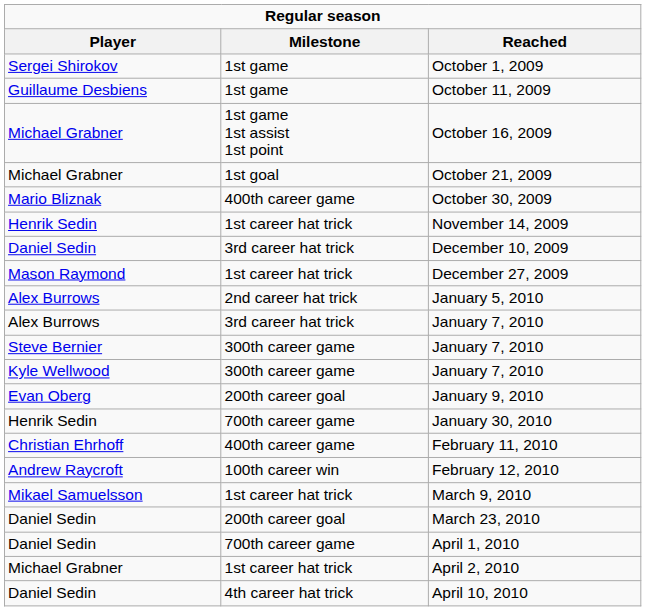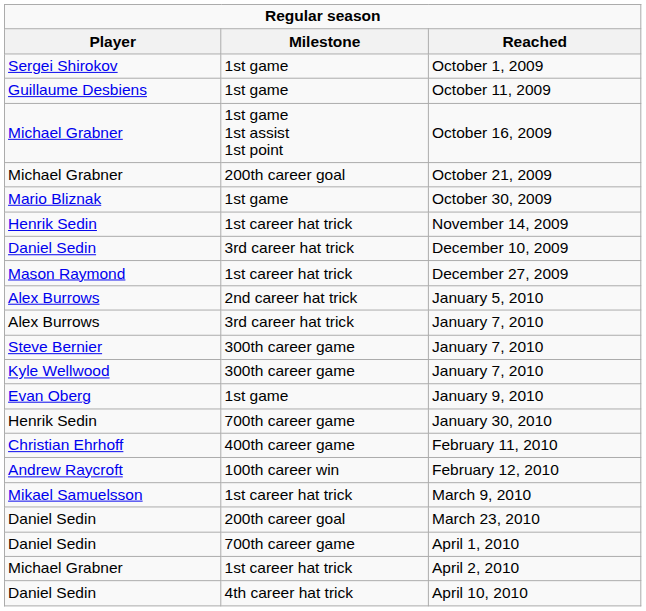(252, 174) 1st goal -> (285, 174) 200th career goal
(290, 199) 400th career game -> (256, 199) 1st game
(285, 396) 200th career goal -> (256, 396) 1st game
